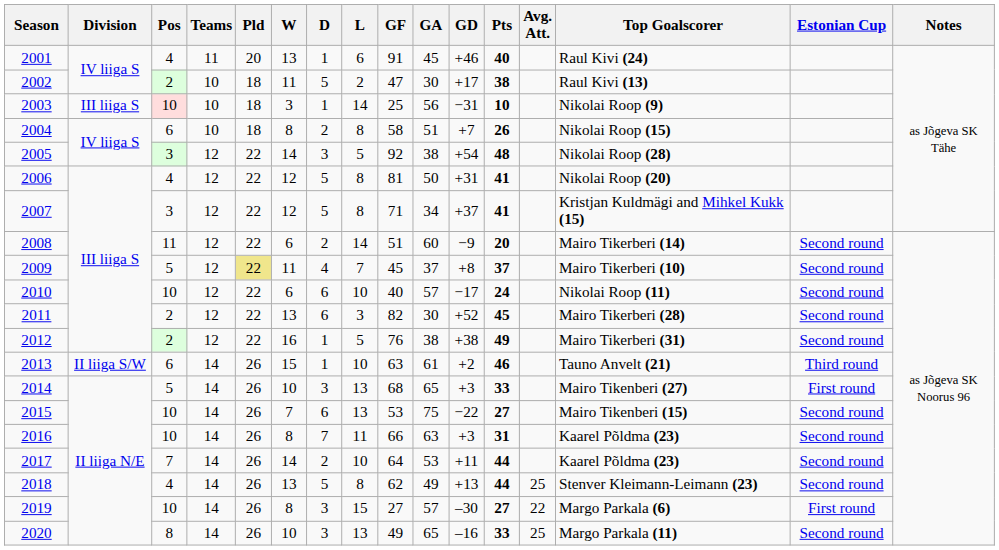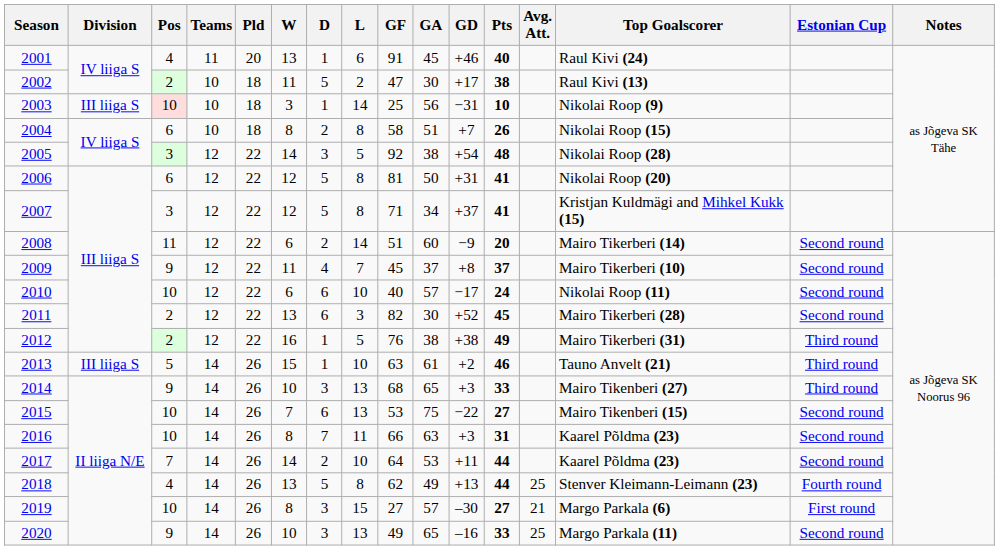(169, 178) 4 -> (169, 178) 6
(169, 267) 5 -> (169, 267) 9
(253, 267) khaki background -> (253, 267) no background
(842, 340) Second round -> (842, 340) Third round
(110, 364) II liiga S/W -> (110, 364) III liiga S
(169, 364) 6 -> (169, 364) 5
(169, 388) 5 -> (169, 388) 9
(842, 388) First round -> (842, 388) Third round
(842, 484) Second round -> (842, 484) Fourth round
(538, 508) 22 -> (538, 508) 21
(169, 532) 8 -> (169, 532) 9
